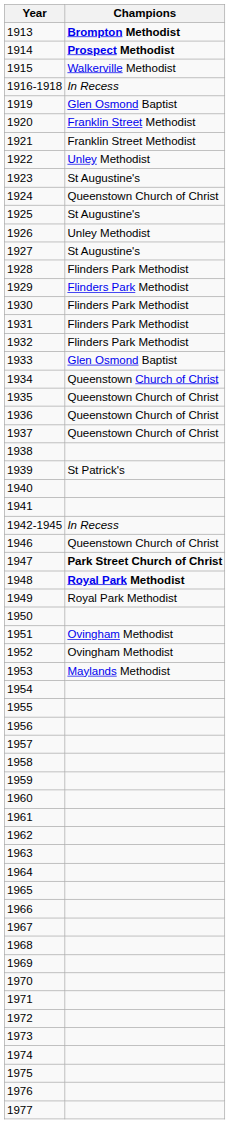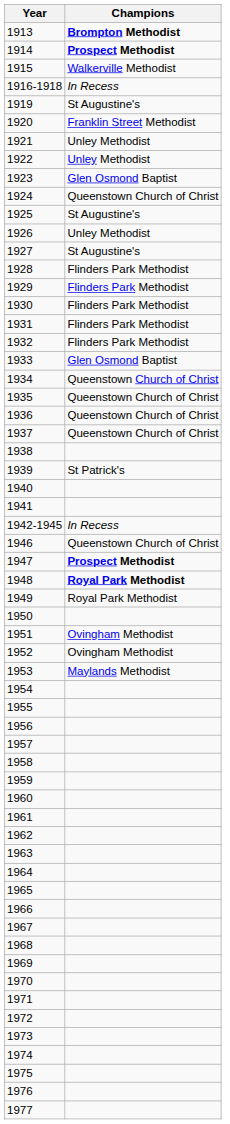(122, 104) Glen Osmond Baptist -> (104, 104) St Augustine's
(131, 141) Franklin Street Methodist -> (109, 141) Unley Methodist
(104, 178) St Augustine's -> (122, 178) Glen Osmond Baptist
(145, 561) Park Street Church of Christ -> (121, 561) Prospect Methodist
